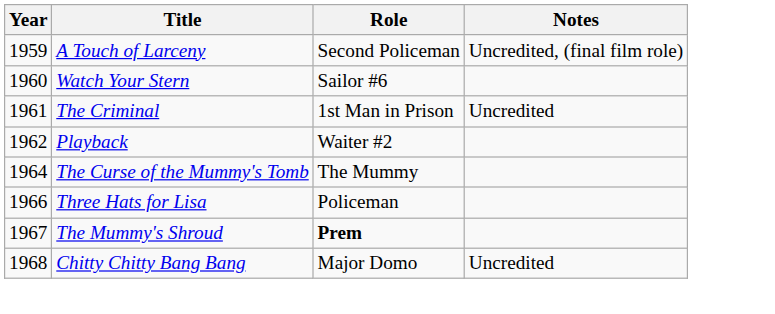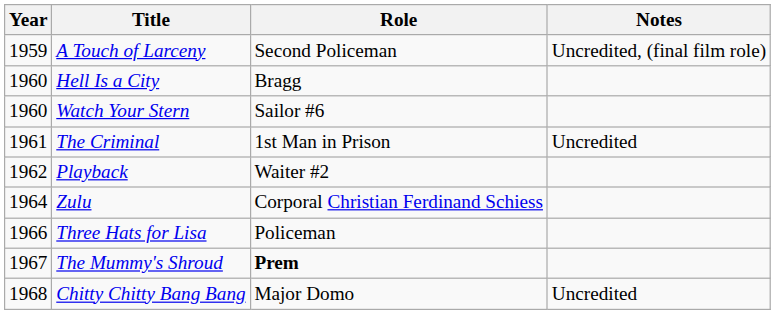+ row: (108, 80)
+ row: (74, 202)
- row: (183, 171)
